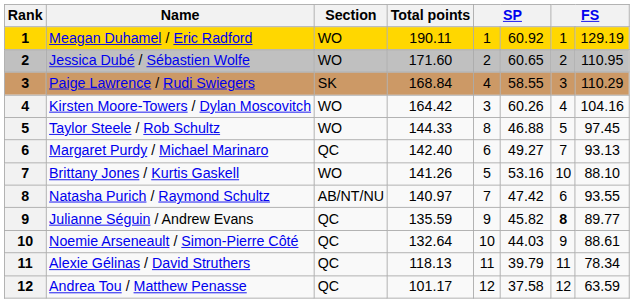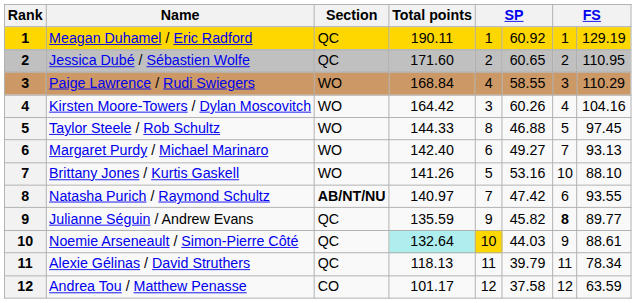(330, 38) WO -> (328, 38) QC
(330, 60) WO -> (328, 60) QC
(327, 83) SK -> (330, 83) WO
(328, 151) QC -> (330, 151) WO
(351, 196) normal -> (352, 196) bold
(430, 241) no background -> (432, 241) paleturquoise background
(487, 241) no background -> (489, 241) gold background
(328, 286) QC -> (328, 286) CO
